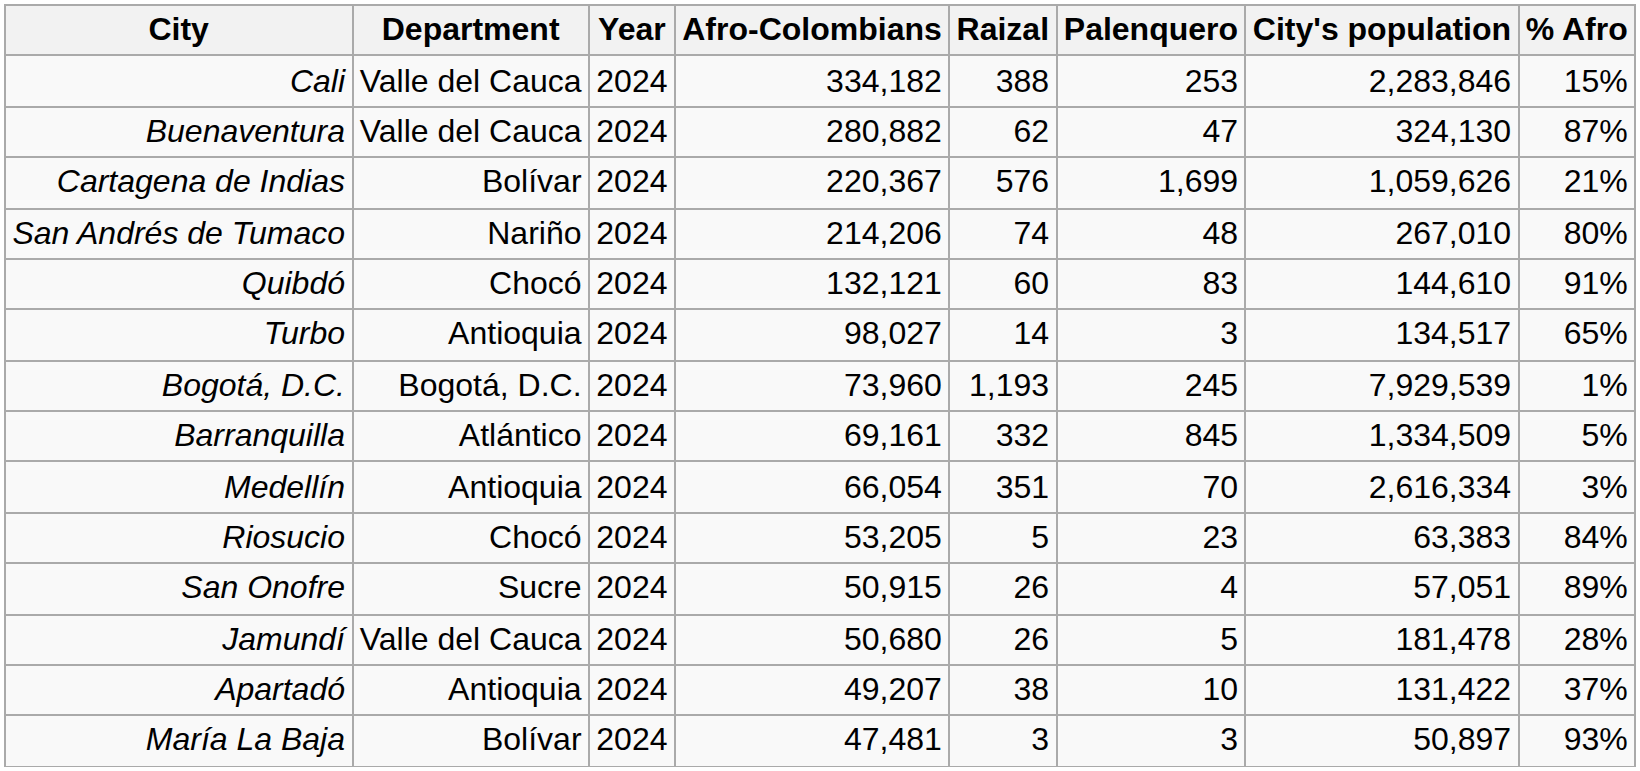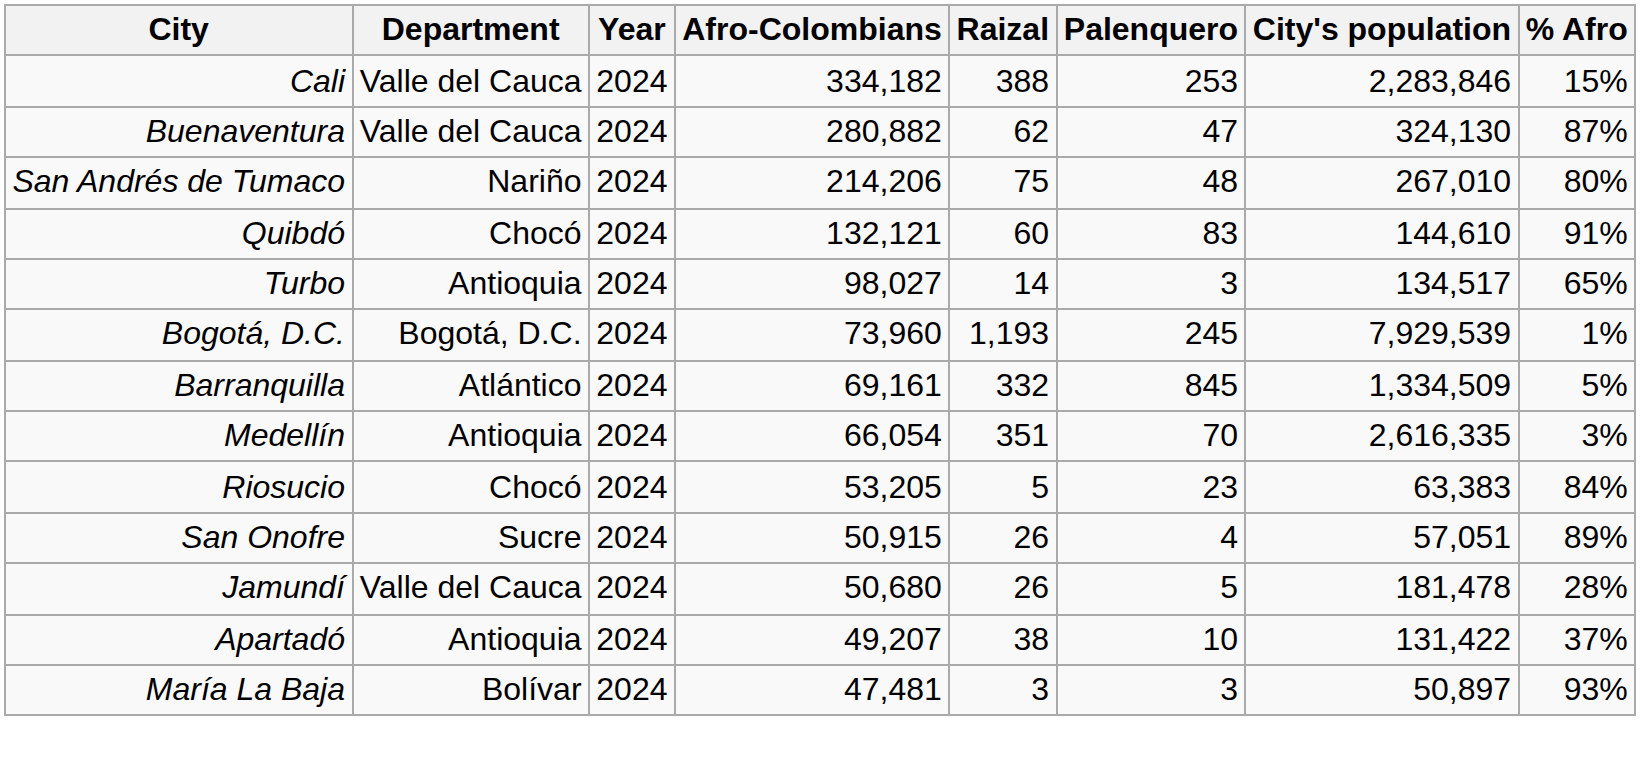- row: (201, 182)
(1031, 232) 74 -> (1031, 182) 75
(1440, 486) 2,616,334 -> (1440, 435) 2,616,335
